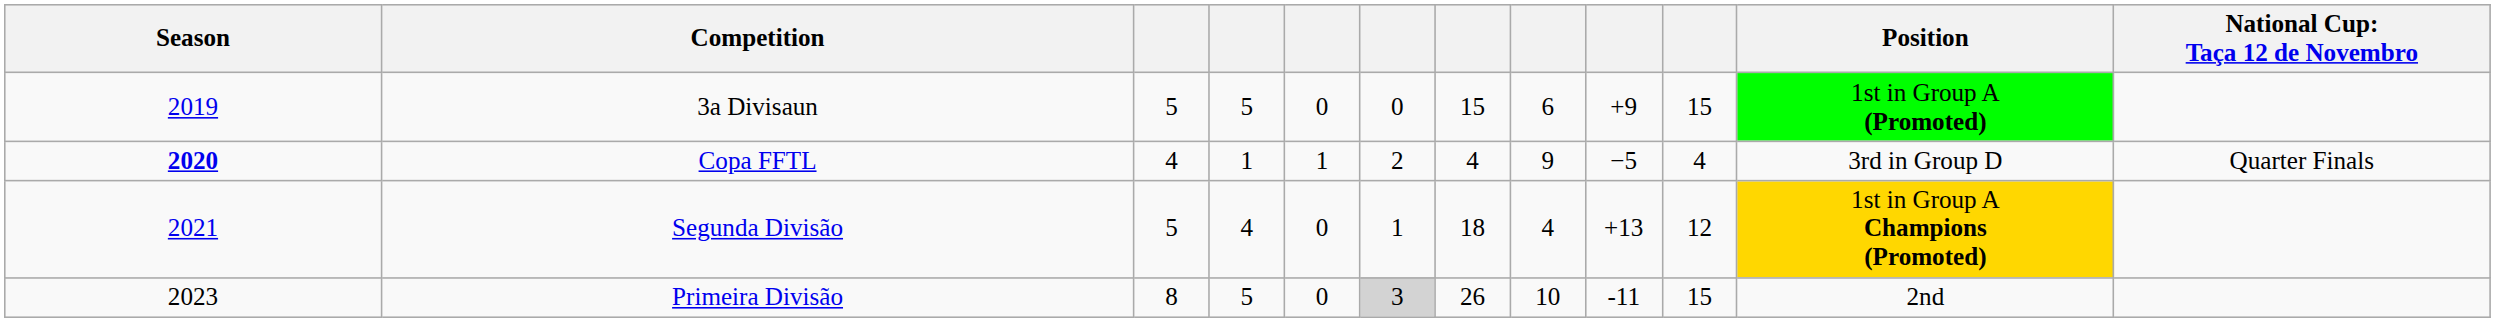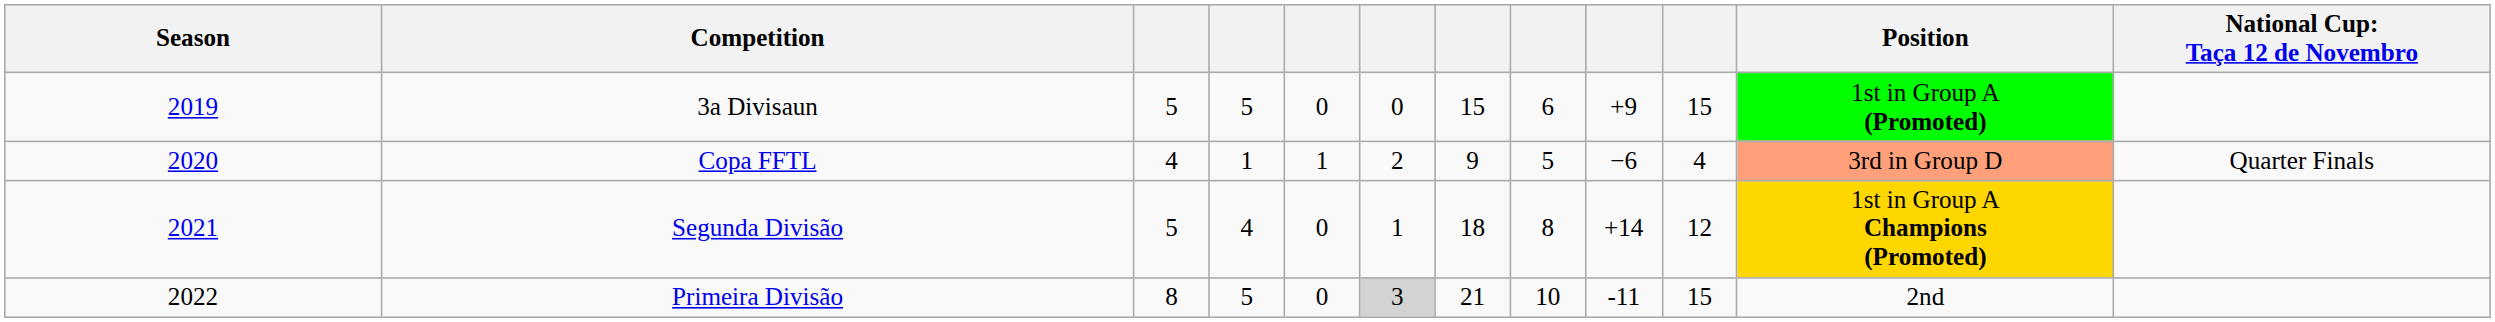(193, 160) bold -> (193, 160) normal
(1473, 160) 4 -> (1473, 160) 9
(1548, 160) 9 -> (1548, 160) 5
(1624, 160) −5 -> (1624, 160) −6
(1925, 160) no background -> (1925, 160) lightsalmon background
(1548, 228) 4 -> (1548, 228) 8
(1624, 228) +13 -> (1624, 228) +14
(193, 296) 2023 -> (193, 296) 2022
(1473, 296) 26 -> (1473, 296) 21
